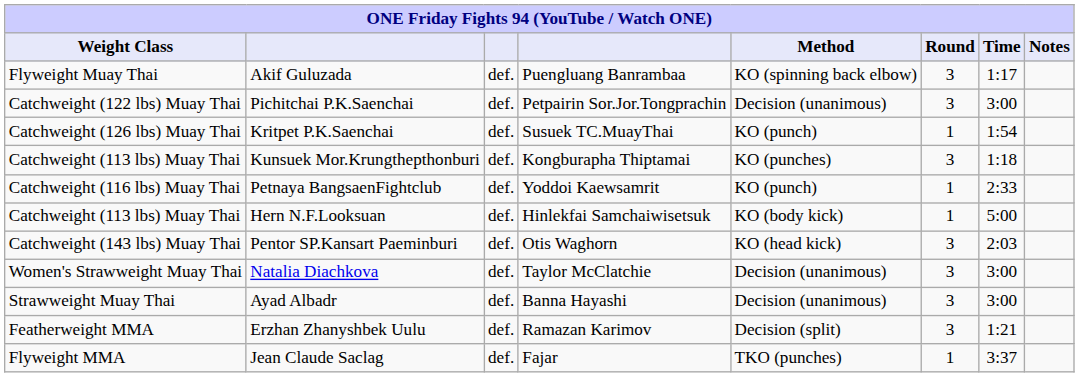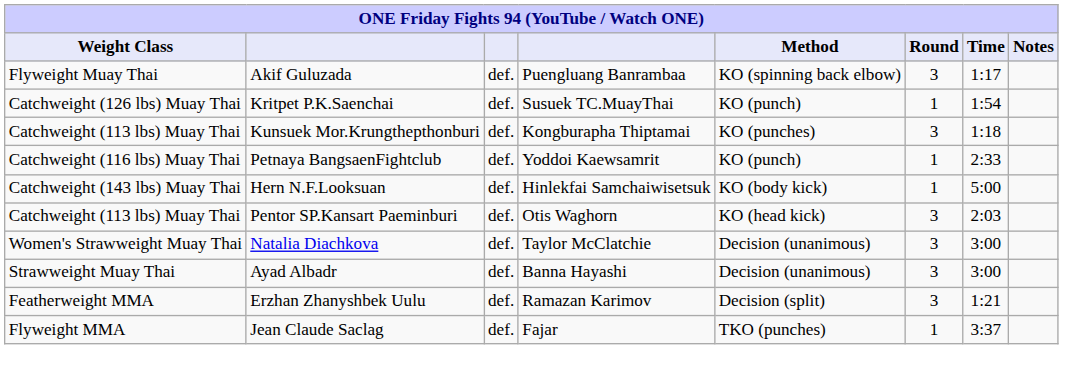- row: (332, 103)
(124, 216) Catchweight (113 lbs) Muay Thai -> (125, 188) Catchweight (143 lbs) Muay Thai
(125, 244) Catchweight (143 lbs) Muay Thai -> (124, 216) Catchweight (113 lbs) Muay Thai
